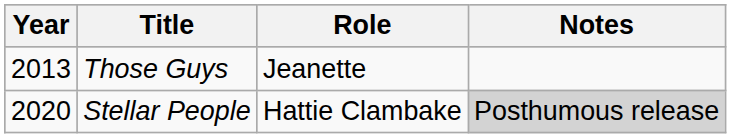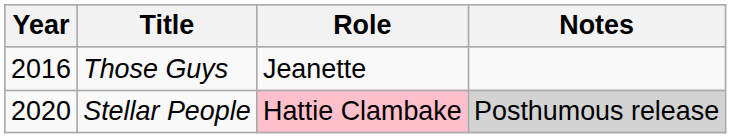(41, 68) 2013 -> (41, 68) 2016
(362, 111) no background -> (362, 111) pink background
